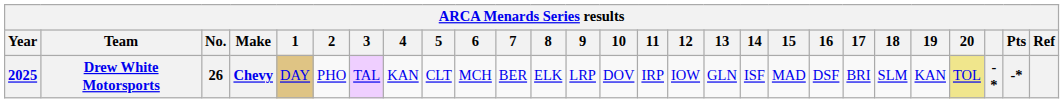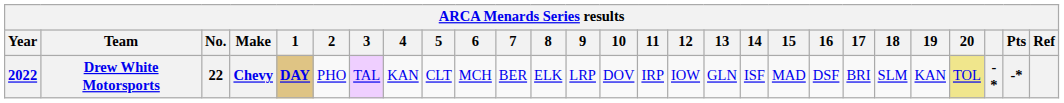(23, 76) 2025 -> (23, 76) 2022
(216, 76) 26 -> (216, 76) 22
(295, 76) normal -> (295, 76) bold
